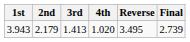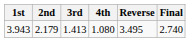(103, 29) 1.020 -> (103, 29) 1.080
(171, 29) 2.739 -> (171, 29) 2.740
